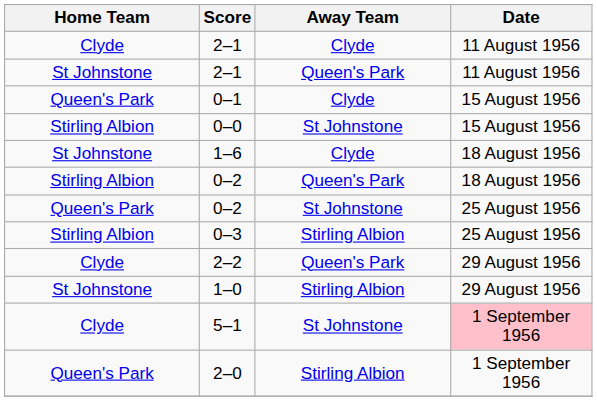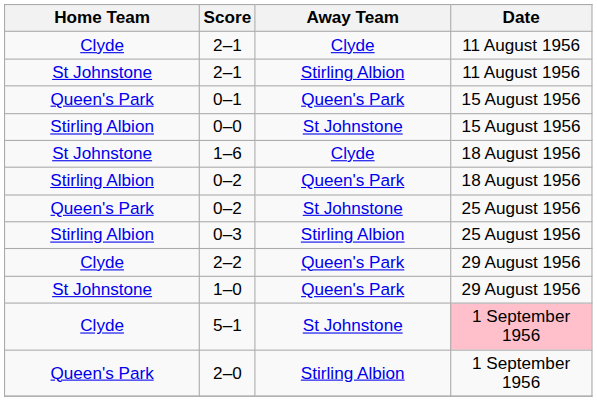(353, 72) Queen's Park -> (353, 72) Stirling Albion
(353, 99) Clyde -> (353, 99) Queen's Park
(353, 289) Stirling Albion -> (353, 289) Queen's Park
